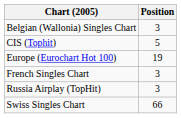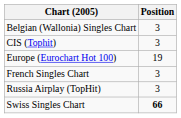(157, 43) 5 -> (157, 43) 3
(157, 105) normal -> (157, 105) bold
